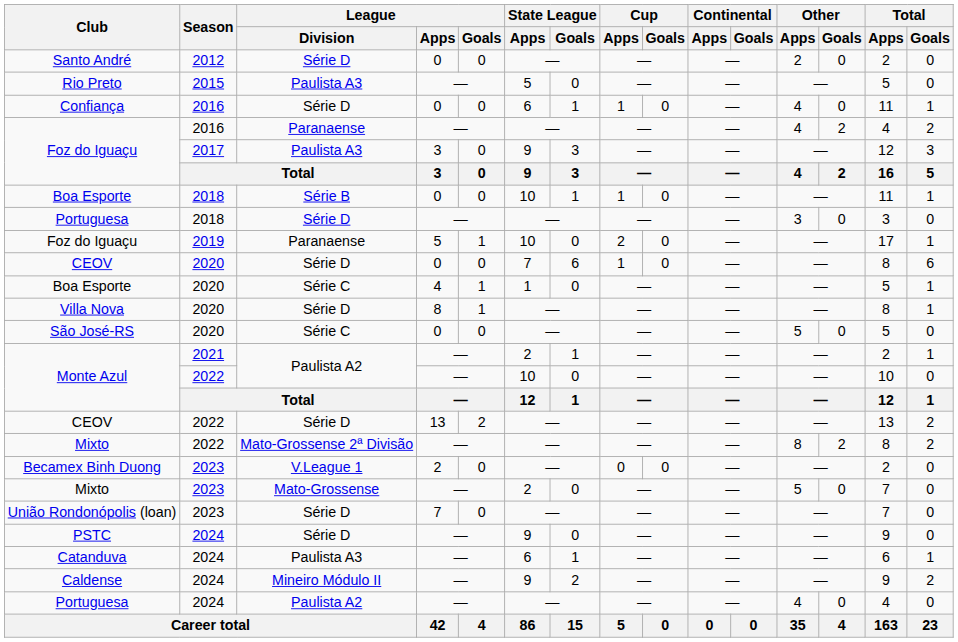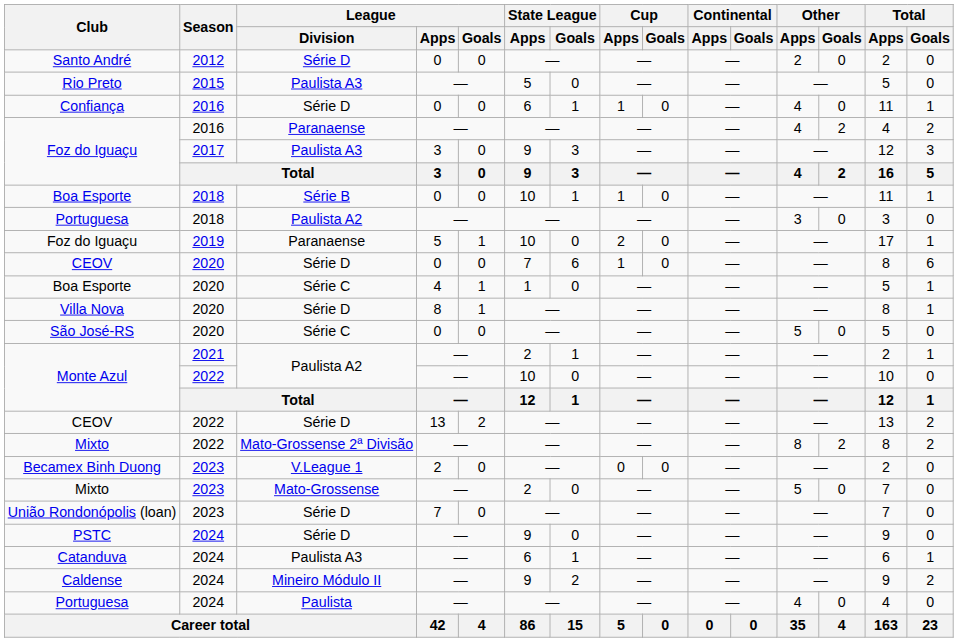(327, 219) Série D -> (327, 219) Paulista A2
(327, 602) Paulista A2 -> (327, 602) Paulista
